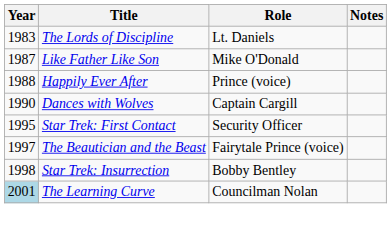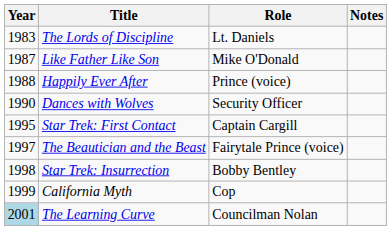(255, 103) Captain Cargill -> (257, 103) Security Officer
(257, 125) Security Officer -> (255, 125) Captain Cargill
+ row: (87, 192)
